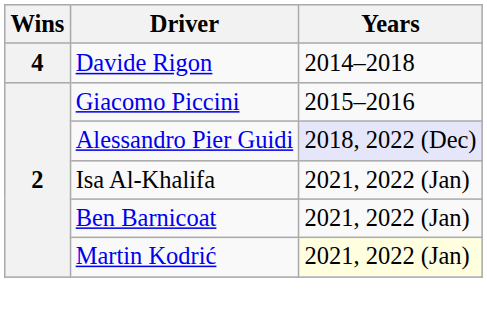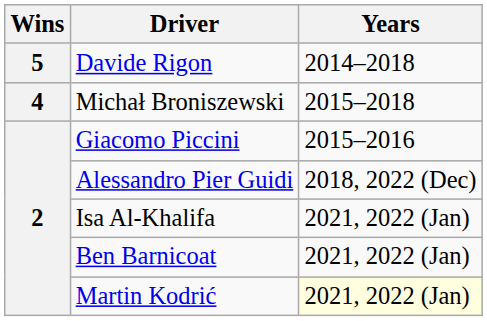(37, 62) 4 -> (37, 62) 5
+ row: (180, 101)
(391, 140) lavender background -> (391, 179) no background
